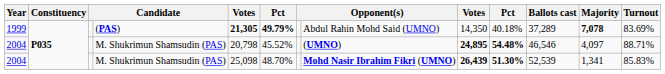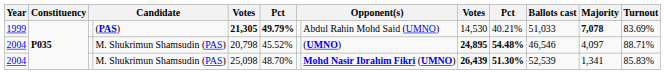(474, 28) 14,350 -> (474, 28) 14,530
(507, 28) 40.18% -> (507, 28) 40.21%
(542, 28) 37,289 -> (542, 28) 51,033
